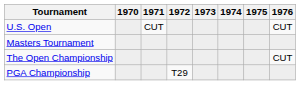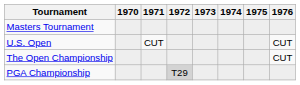rows swapped: (50, 42) <-> (29, 27)
(179, 73) no background -> (179, 73) lightgrey background
